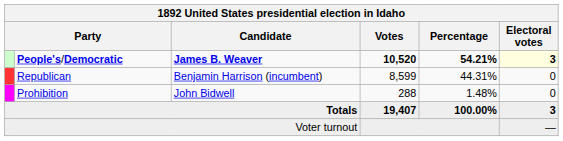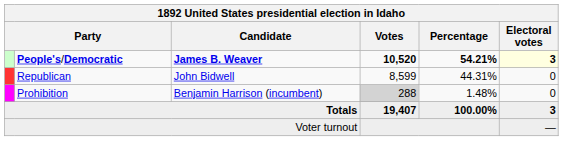(248, 76) Benjamin Harrison (incumbent) -> (204, 76) John Bidwell
(204, 93) John Bidwell -> (248, 93) Benjamin Harrison (incumbent)
(407, 93) no background -> (407, 93) lightgrey background
